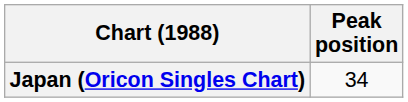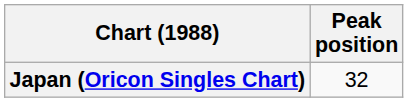(357, 79) 34 -> (357, 79) 32
